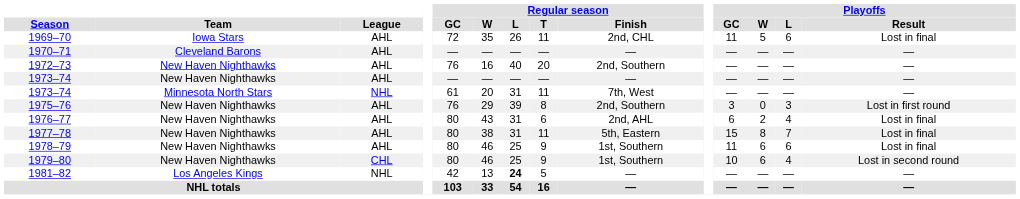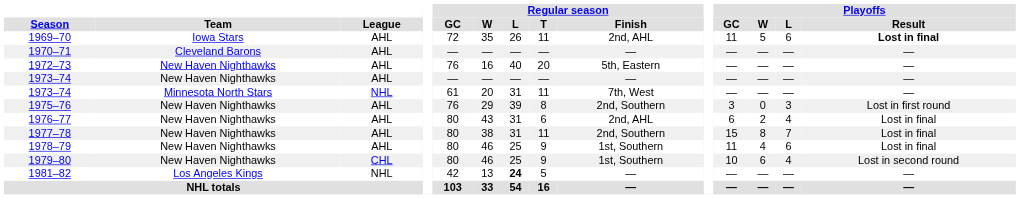(631, 38) 2nd, CHL -> (631, 38) 2nd, AHL
(909, 38) normal -> (909, 38) bold
(631, 65) 2nd, Southern -> (631, 65) 5th, Eastern
(631, 133) 5th, Eastern -> (631, 133) 2nd, Southern
(763, 146) 6 -> (763, 146) 4
